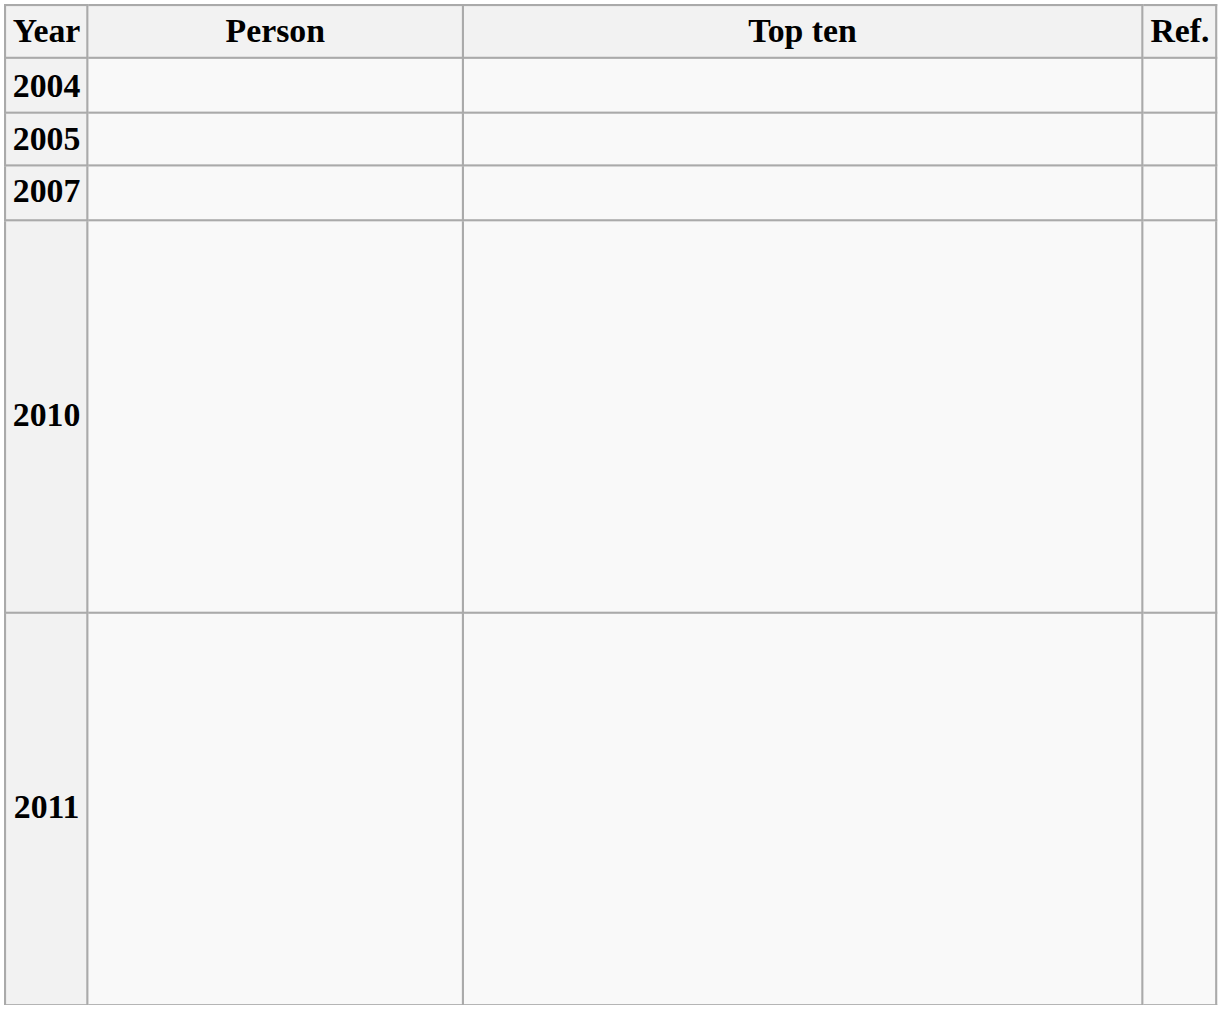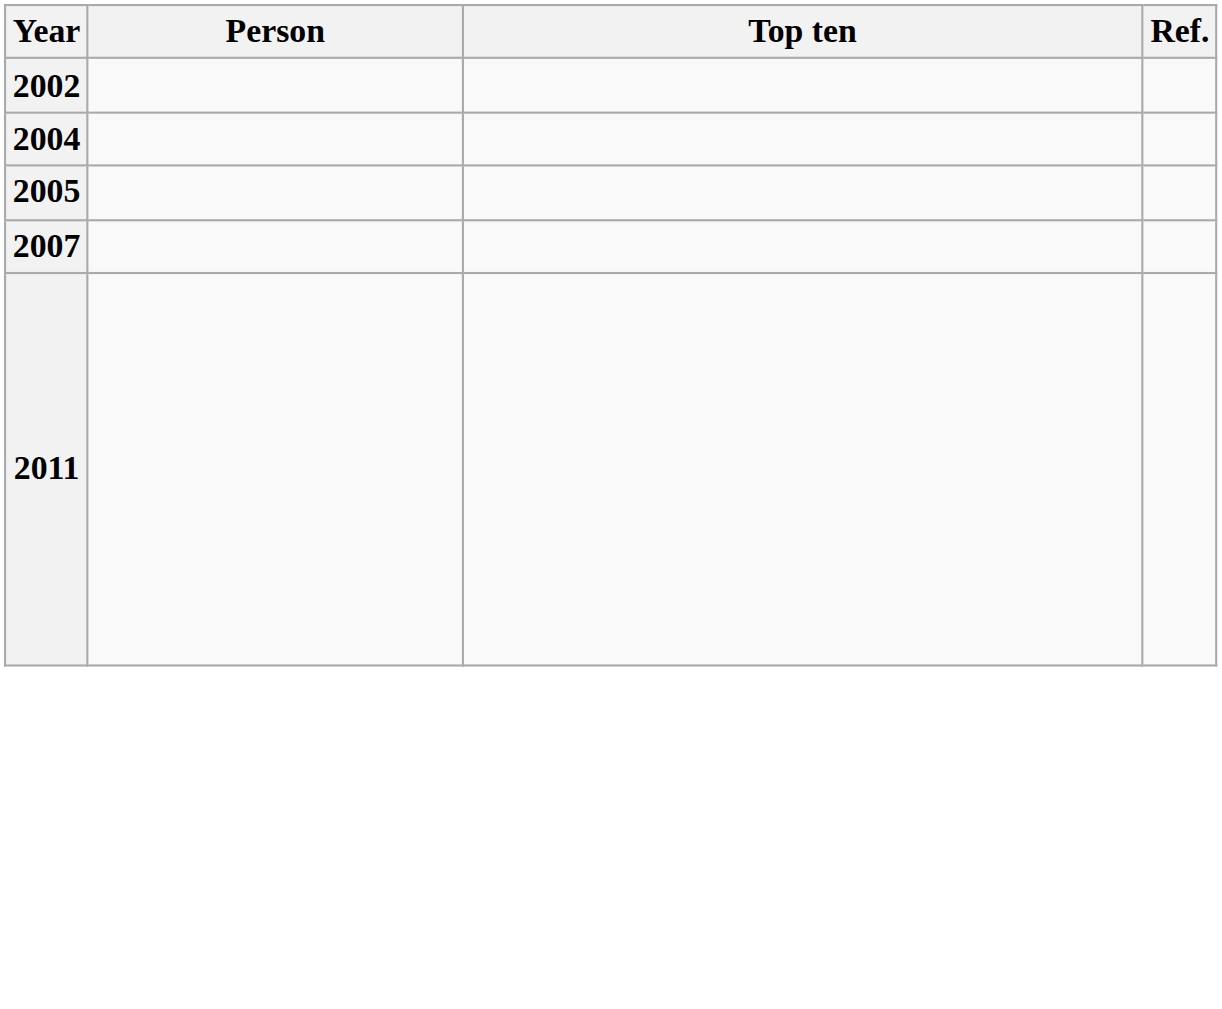+ row: (47, 84)
- row: (47, 414)
